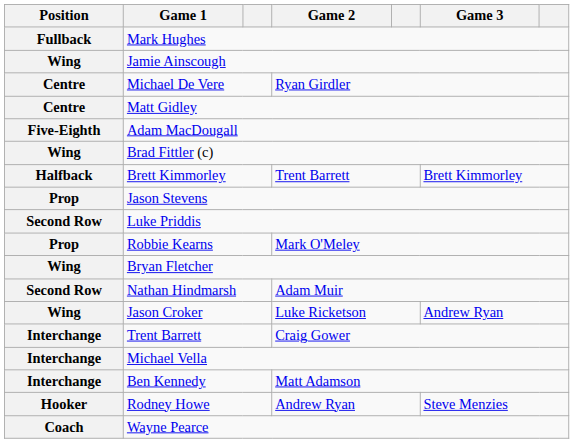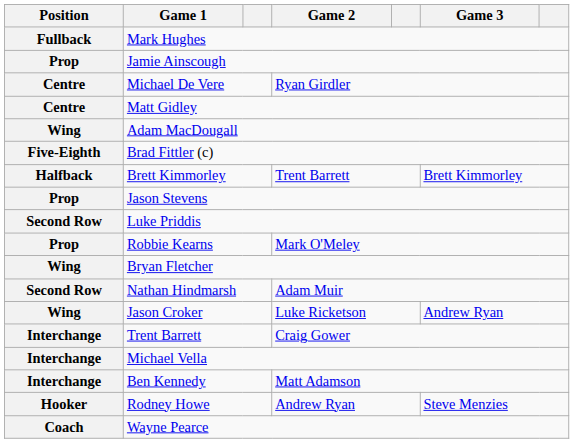(64, 61) Wing -> (64, 61) Prop
(64, 130) Five-Eighth -> (64, 130) Wing
(64, 152) Wing -> (64, 152) Five-Eighth
